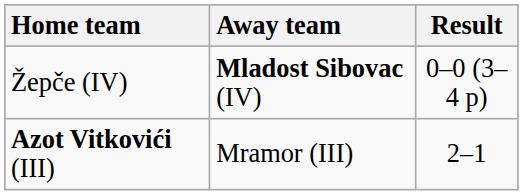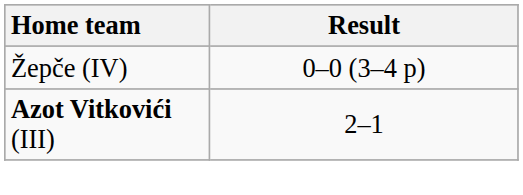- column: (279, 25)
